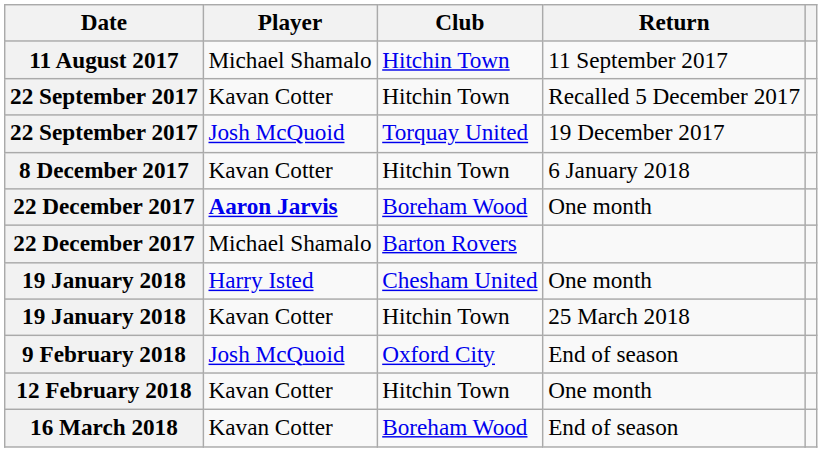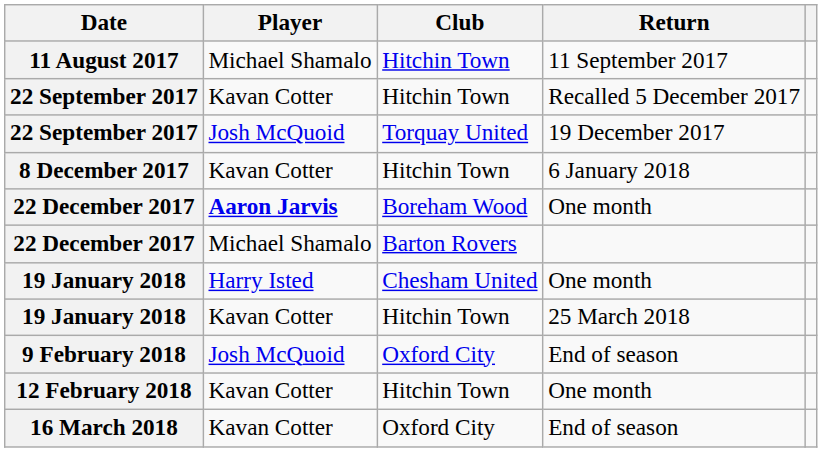(455, 427) Boreham Wood -> (439, 427) Oxford City
